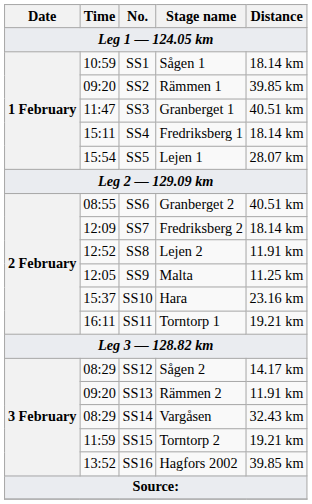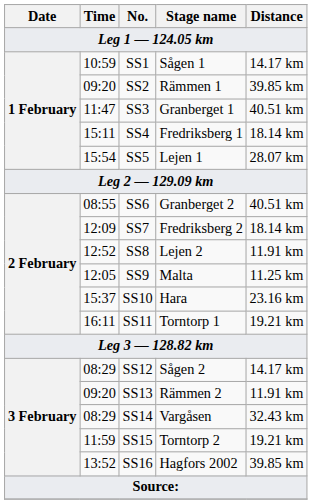(277, 62) 18.14 km -> (277, 62) 14.17 km
